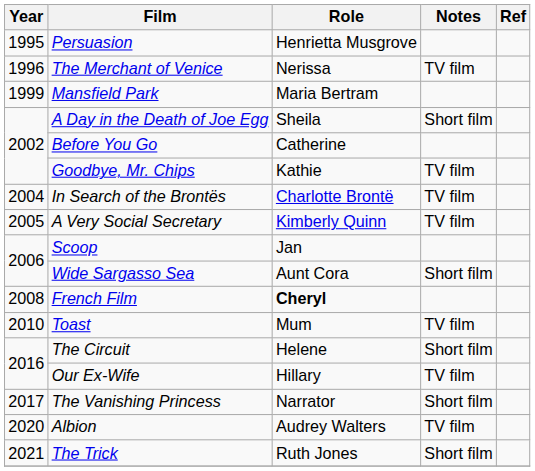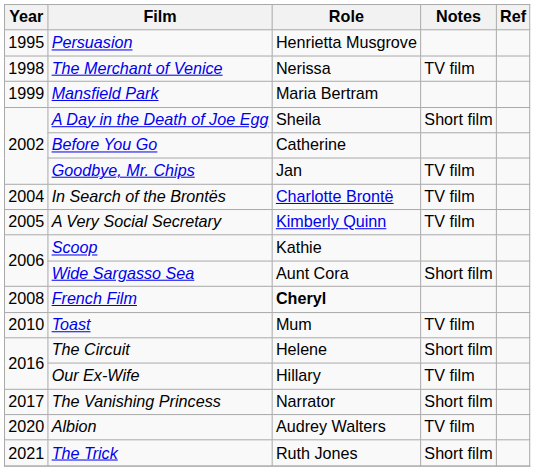(26, 68) 1996 -> (26, 68) 1998
(299, 171) Kathie -> (289, 171) Jan
(289, 247) Jan -> (299, 247) Kathie
